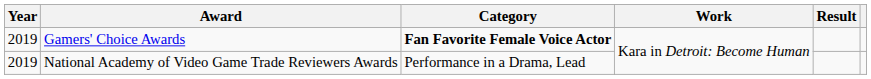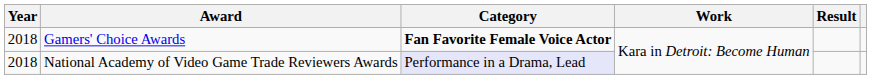(23, 39) 2019 -> (23, 39) 2018
(23, 62) 2019 -> (23, 62) 2018
(495, 62) no background -> (495, 62) lavender background
